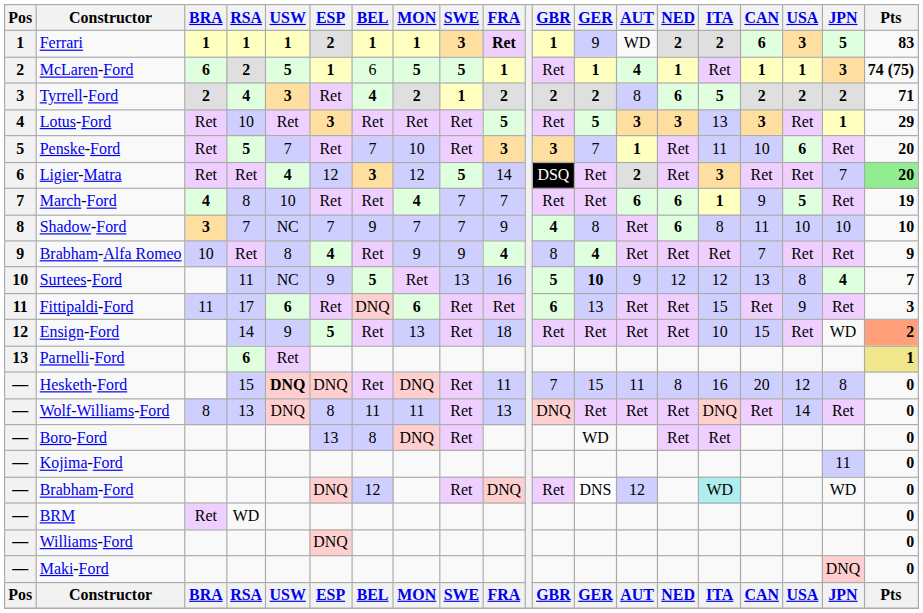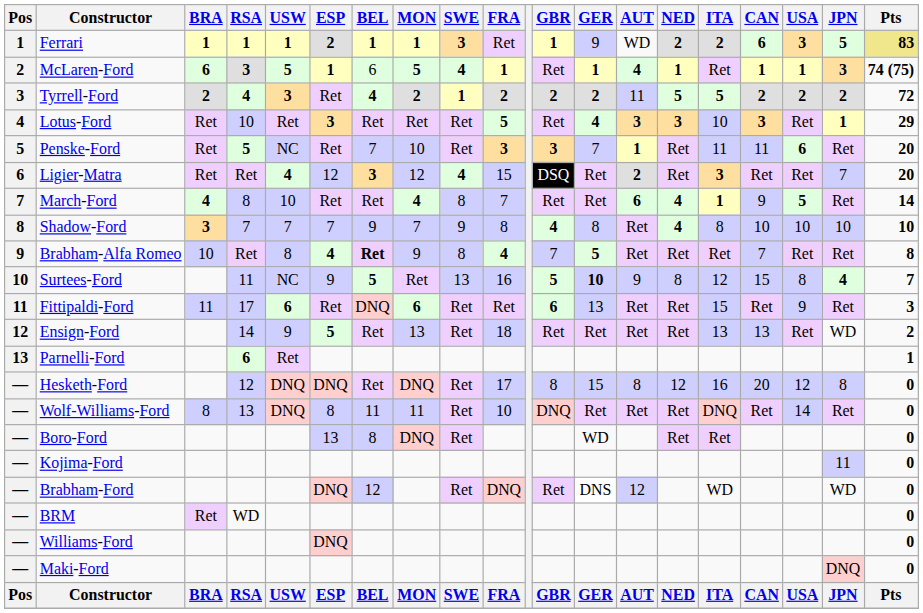(504, 43) bold -> (504, 43) normal
(906, 43) no background -> (906, 43) khaki background
(246, 69) 2 -> (246, 69) 3
(461, 69) 5 -> (461, 69) 4
(637, 95) 8 -> (637, 95) 11
(678, 95) 6 -> (678, 95) 5
(906, 95) 71 -> (906, 95) 72
(595, 122) 5 -> (595, 122) 4
(720, 122) 13 -> (720, 122) 10
(288, 148) 7 -> (288, 148) NC
(762, 148) 10 -> (762, 148) 11
(461, 174) 5 -> (461, 174) 4
(504, 174) 14 -> (504, 174) 15
(906, 174) lightgreen background -> (906, 174) no background
(461, 200) 7 -> (461, 200) 8
(678, 200) 6 -> (678, 200) 4
(906, 200) 19 -> (906, 200) 14
(288, 227) NC -> (288, 227) 7
(461, 227) 7 -> (461, 227) 9
(504, 227) 9 -> (504, 227) 8
(678, 227) 6 -> (678, 227) 4
(762, 227) 11 -> (762, 227) 10
(373, 253) normal -> (373, 253) bold
(461, 253) 9 -> (461, 253) 8
(553, 253) 8 -> (553, 253) 7
(595, 253) 4 -> (595, 253) 5
(910, 253) 9 -> (910, 253) 8
(678, 279) 12 -> (678, 279) 8
(762, 279) 13 -> (762, 279) 15
(720, 332) 10 -> (720, 332) 13
(762, 332) 15 -> (762, 332) 13
(910, 332) lightsalmon background -> (910, 332) no background
(910, 358) khaki background -> (910, 358) no background
(246, 384) 15 -> (246, 384) 12
(288, 384) bold -> (288, 384) normal
(504, 384) 11 -> (504, 384) 17
(553, 384) 7 -> (553, 384) 8
(637, 384) 11 -> (637, 384) 8
(678, 384) 8 -> (678, 384) 12
(504, 410) 13 -> (504, 410) 10
(720, 489) paleturquoise background -> (720, 489) no background
